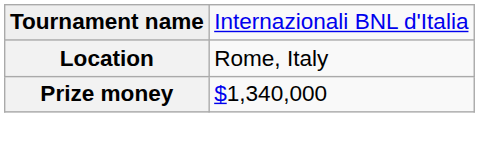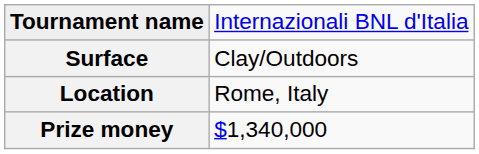+ row: (107, 58)
